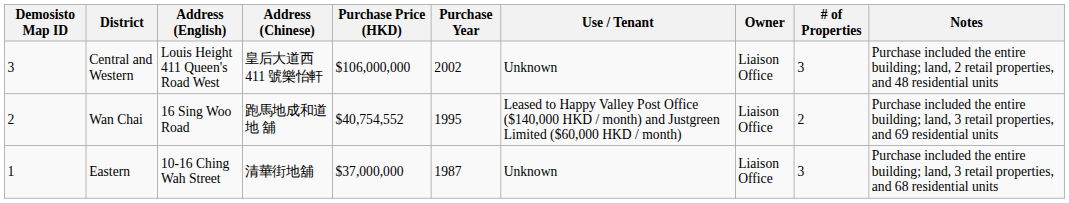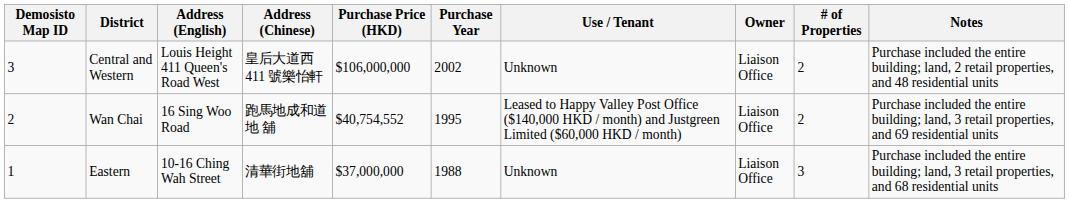(801, 67) 3 -> (801, 67) 2
(448, 171) 1987 -> (448, 171) 1988
